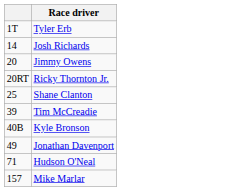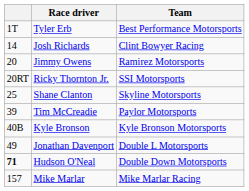+ column: (180, 12)
(12, 161) normal -> (12, 161) bold
